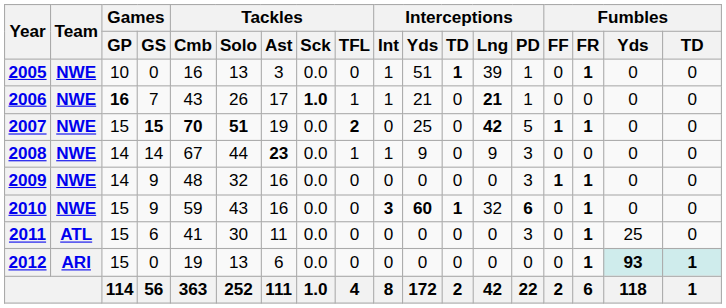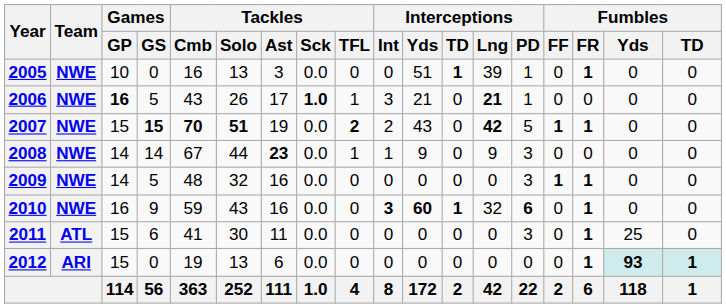(388, 72) 1 -> (388, 72) 0
(154, 99) 7 -> (154, 99) 5
(388, 99) 1 -> (388, 99) 3
(388, 126) 0 -> (388, 126) 2
(422, 126) 25 -> (422, 126) 43
(154, 180) 9 -> (154, 180) 5
(120, 208) 15 -> (120, 208) 16
